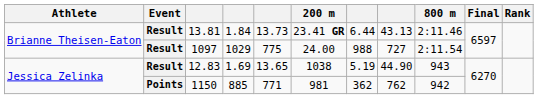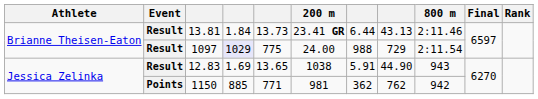(238, 49) no background -> (238, 49) lavender background
(396, 49) 727 -> (396, 49) 729
(362, 67) 5.19 -> (362, 67) 5.91
